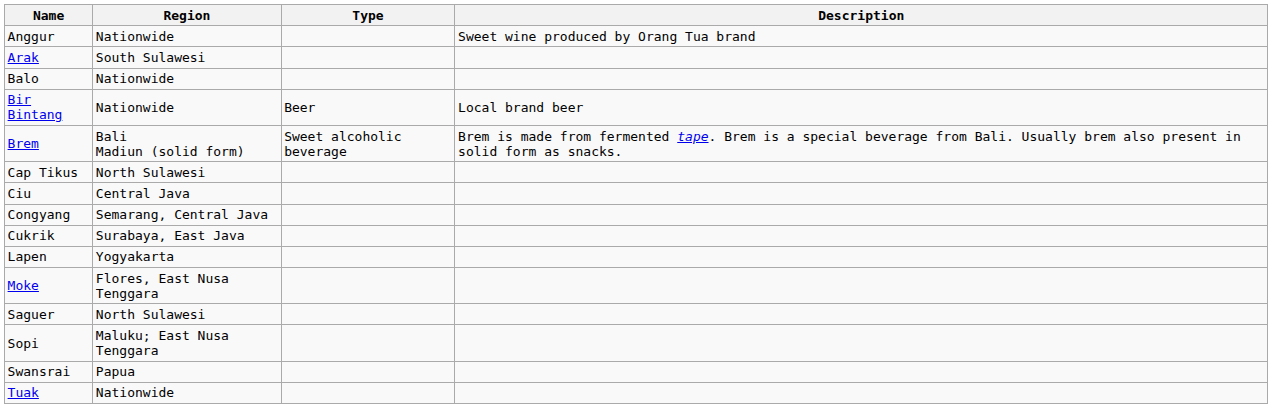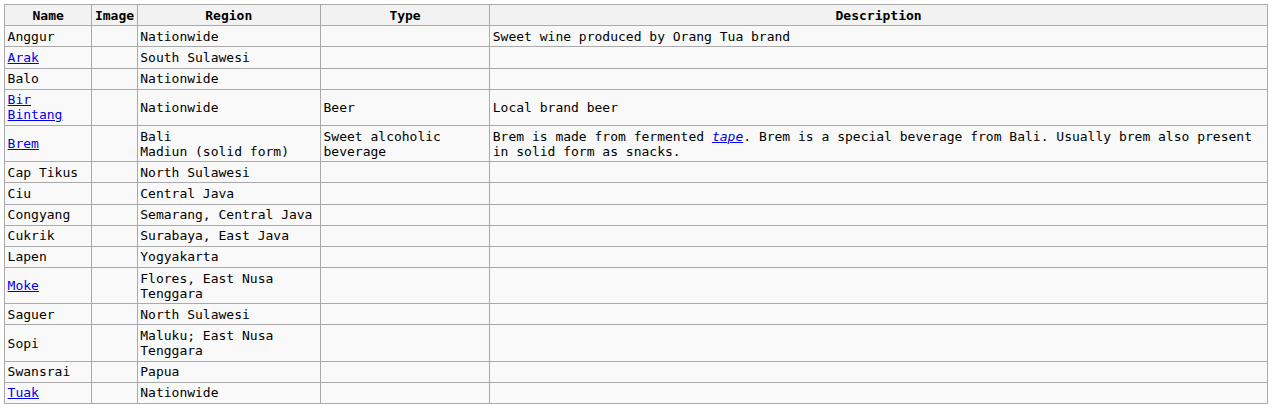+ column: (114, 15)
